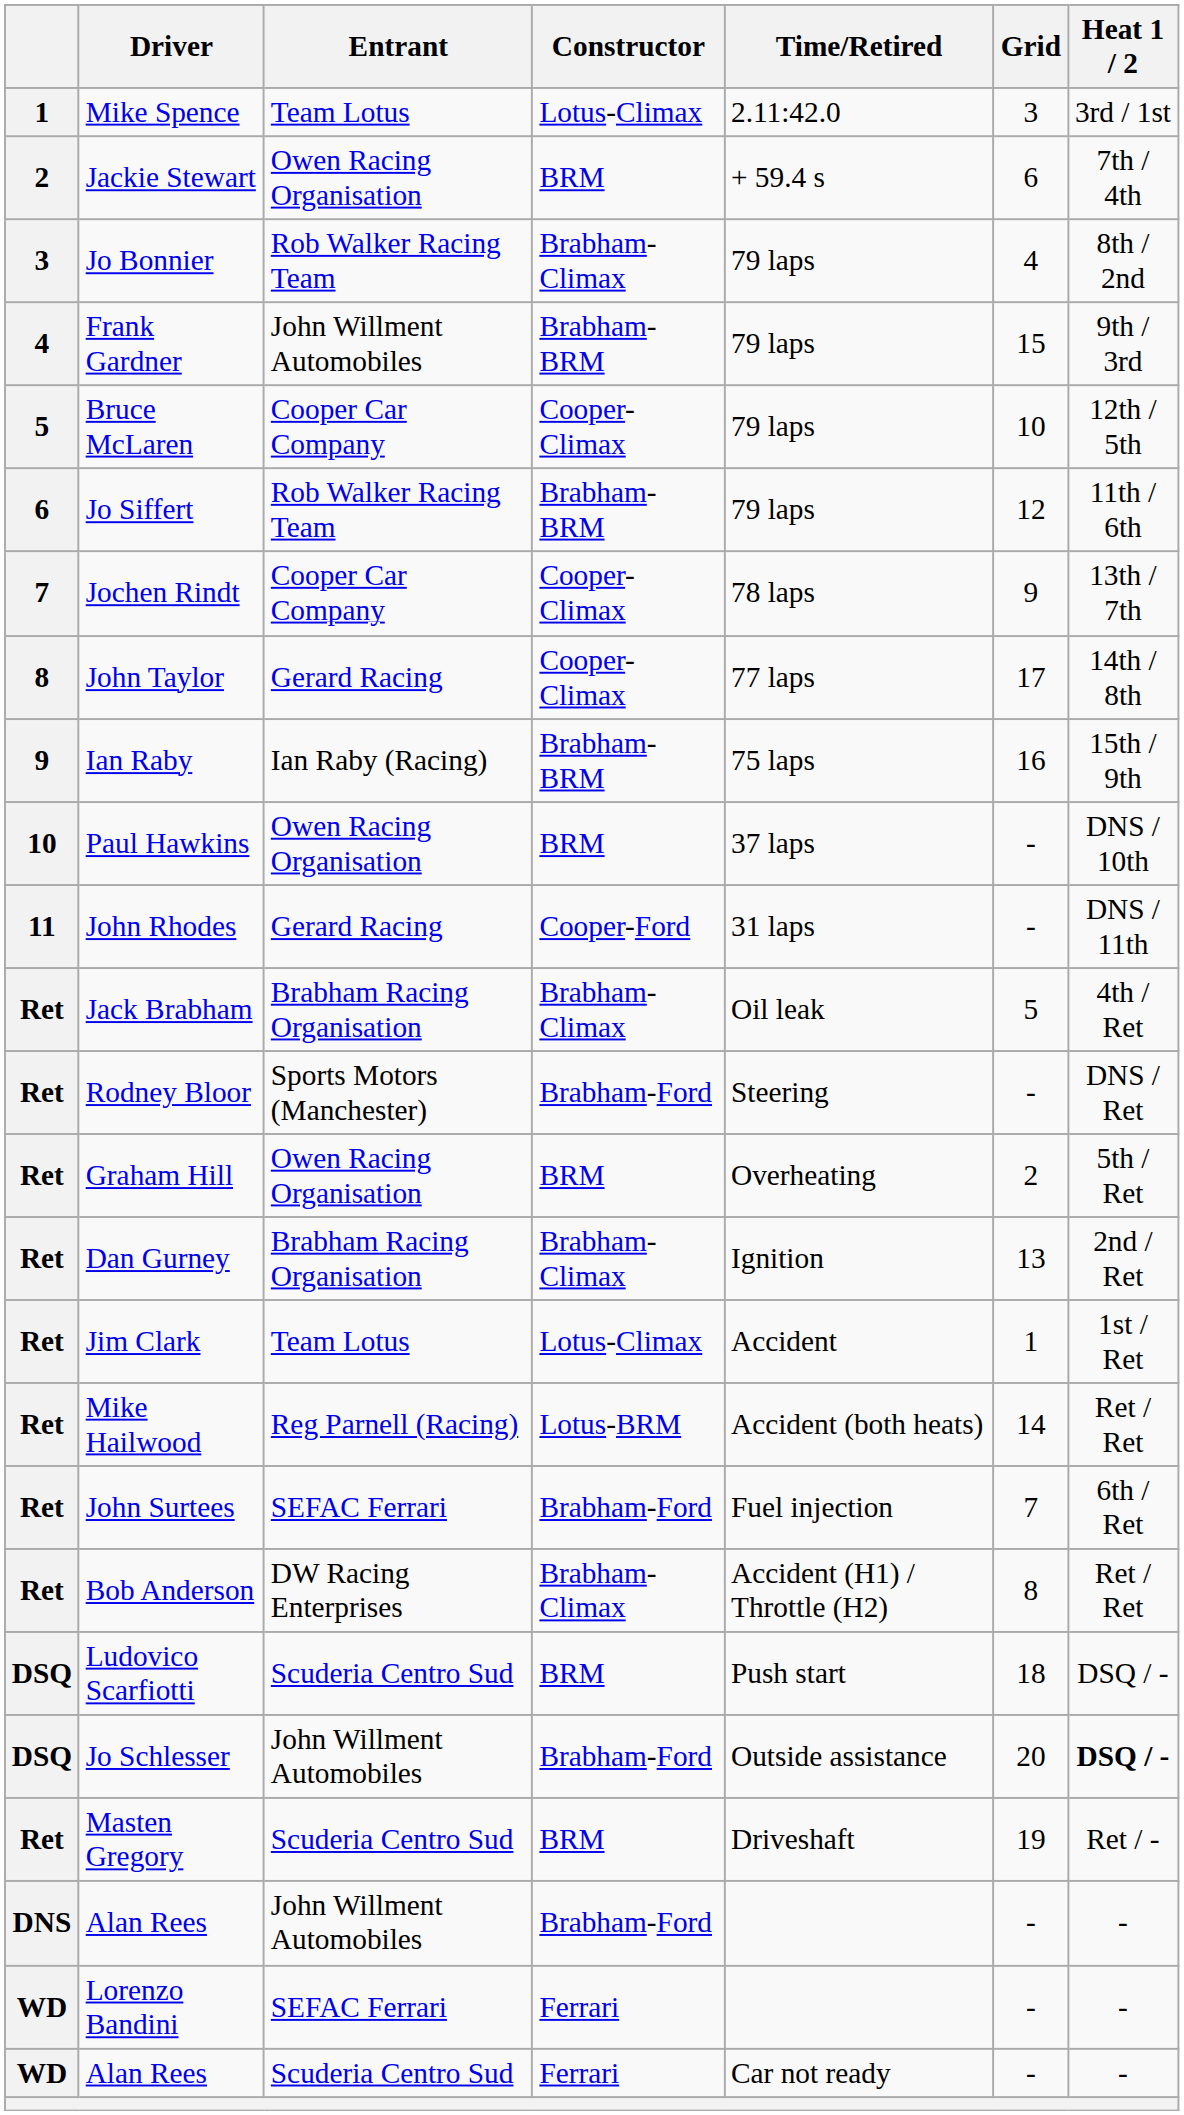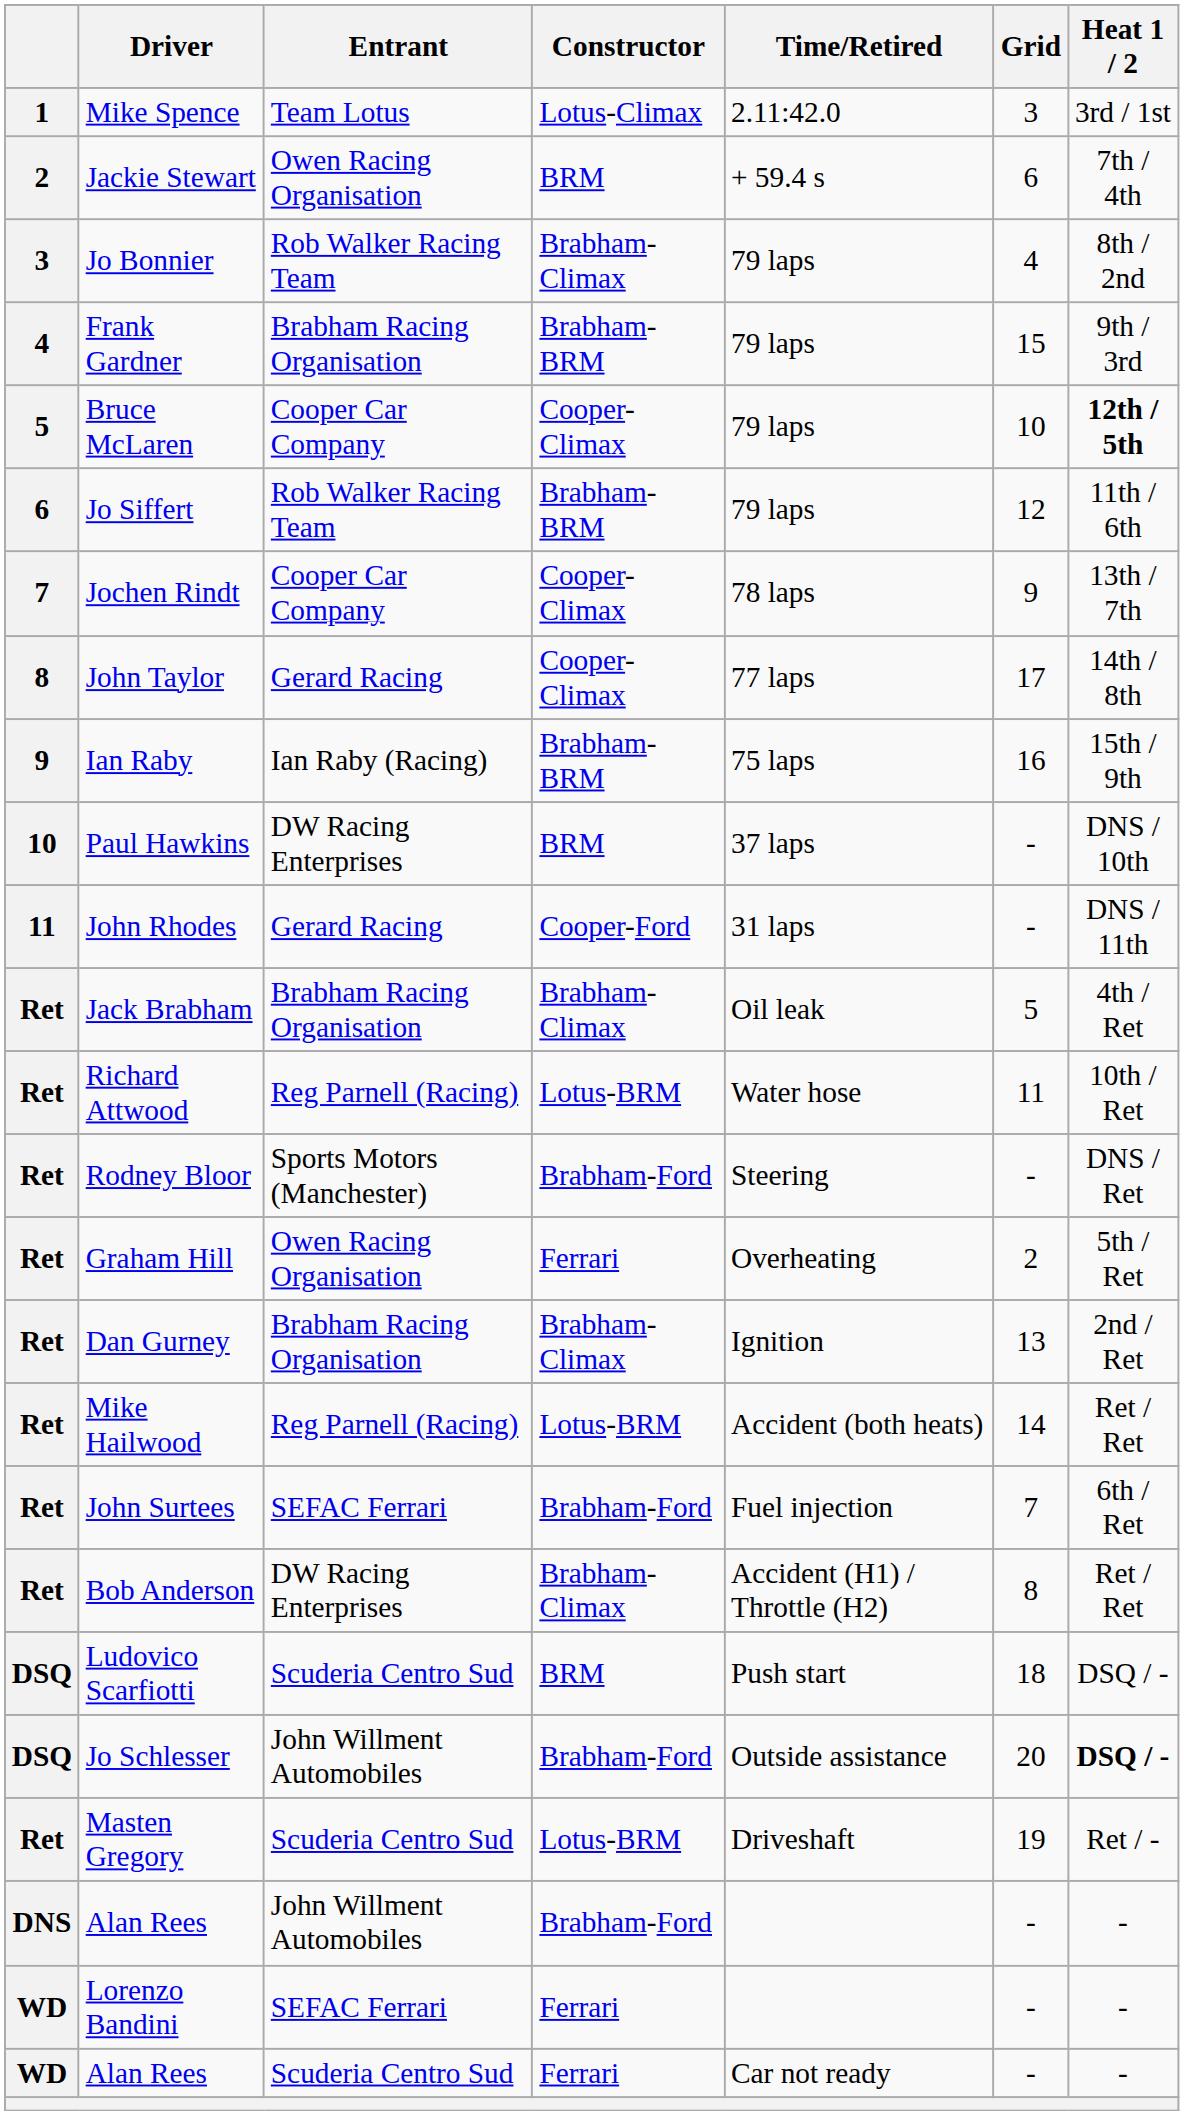(357, 343) John Willment Automobiles -> (370, 343) Brabham Racing Organisation
(1123, 427) normal -> (1123, 427) bold
(351, 842) Owen Racing Organisation -> (340, 842) DW Racing Enterprises
+ row: (42, 1091)
(572, 1175) BRM -> (579, 1258) Ferrari
- row: (42, 1341)
(572, 1839) BRM -> (610, 1839) Lotus-BRM
